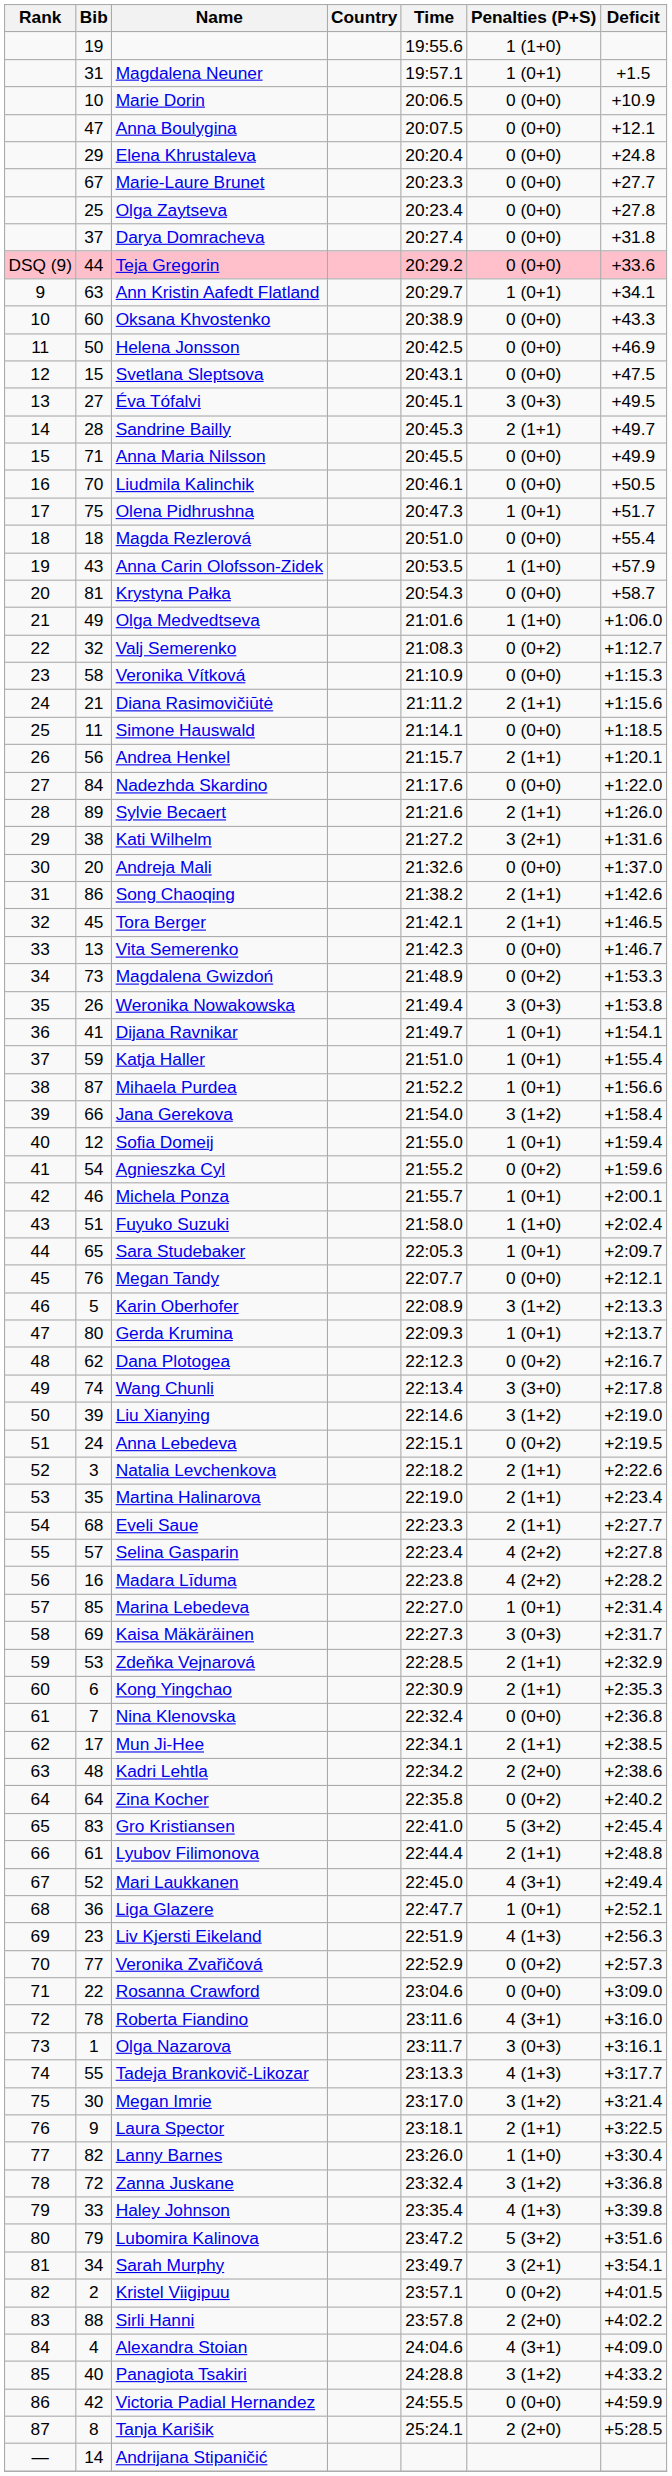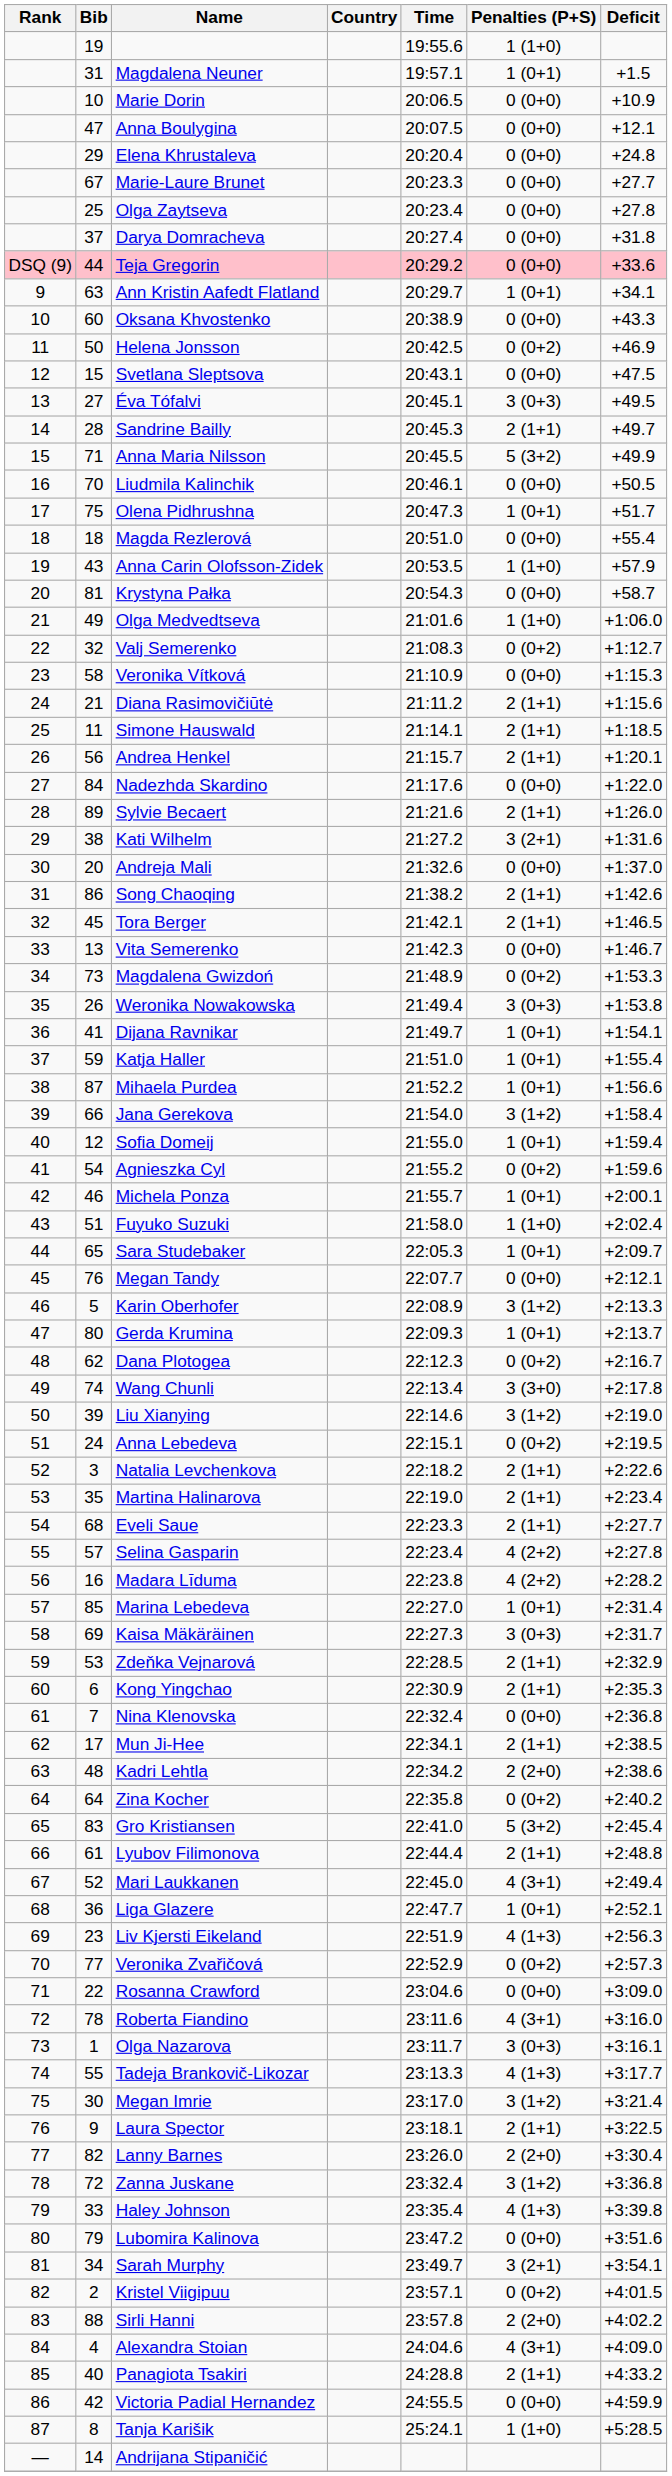(534, 347) 0 (0+0) -> (534, 347) 0 (0+2)
(534, 456) 0 (0+0) -> (534, 456) 5 (3+2)
(534, 730) 0 (0+0) -> (534, 730) 2 (1+1)
(534, 2155) 1 (1+0) -> (534, 2155) 2 (2+0)
(534, 2238) 5 (3+2) -> (534, 2238) 0 (0+0)
(534, 2375) 3 (1+2) -> (534, 2375) 2 (1+1)
(534, 2429) 2 (2+0) -> (534, 2429) 1 (1+0)
